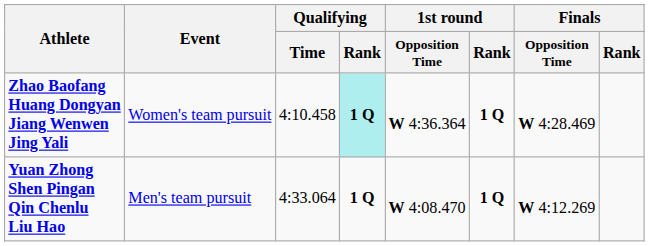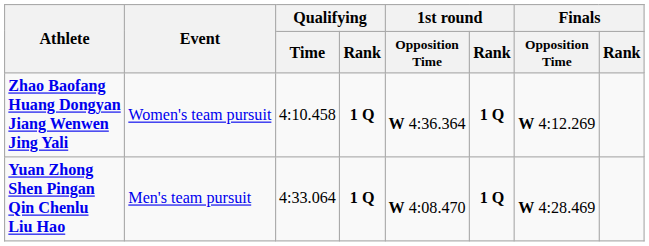(362, 115) paleturquoise background -> (362, 115) no background
(557, 124) W 4:28.469 -> (557, 124) W 4:12.269
(557, 208) W 4:12.269 -> (557, 208) W 4:28.469
